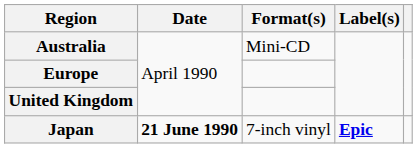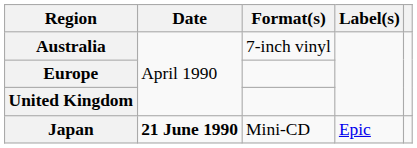(278, 45) Mini-CD -> (288, 45) 7-inch vinyl
(288, 128) 7-inch vinyl -> (278, 128) Mini-CD
(356, 128) bold -> (355, 128) normal
